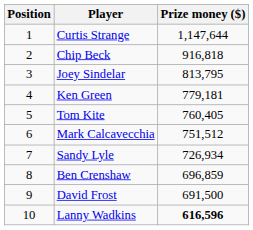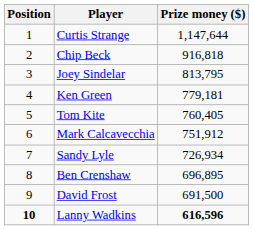(203, 134) 751,512 -> (203, 134) 751,912
(203, 174) 696,859 -> (203, 174) 696,895
(29, 214) normal -> (29, 214) bold
